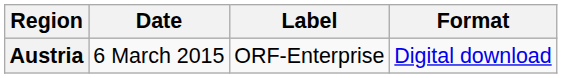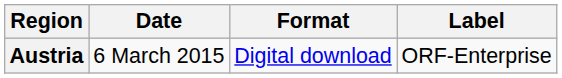columns swapped: (473, 21) <-> (309, 21)
